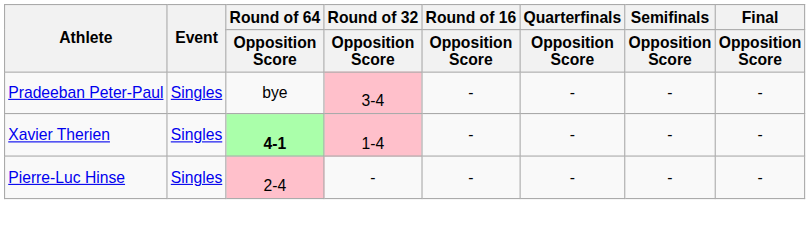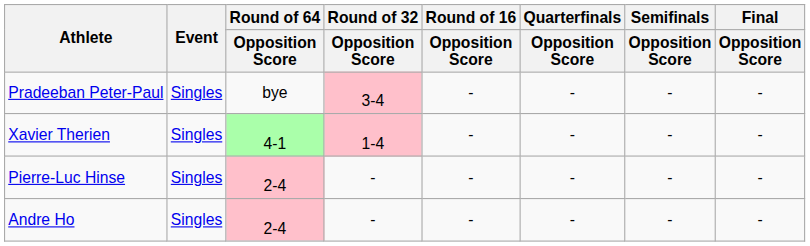(275, 144) bold -> (275, 144) normal
+ row: (41, 220)
